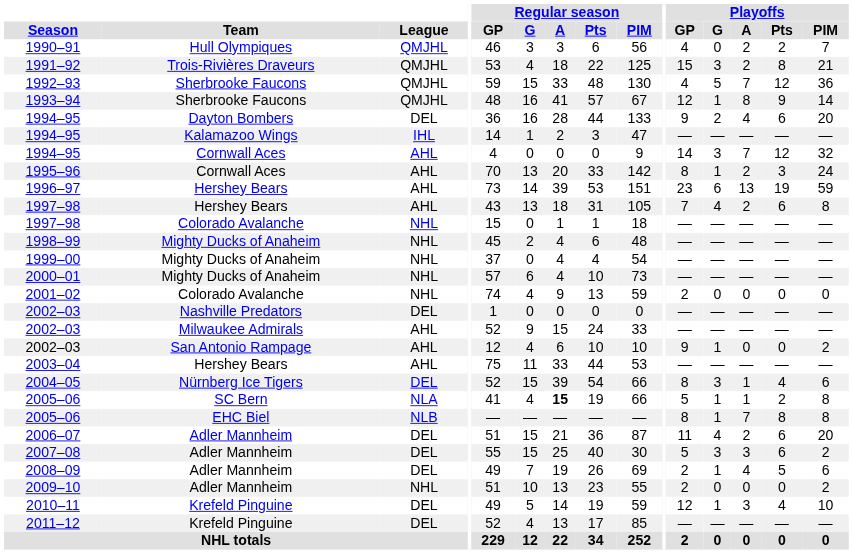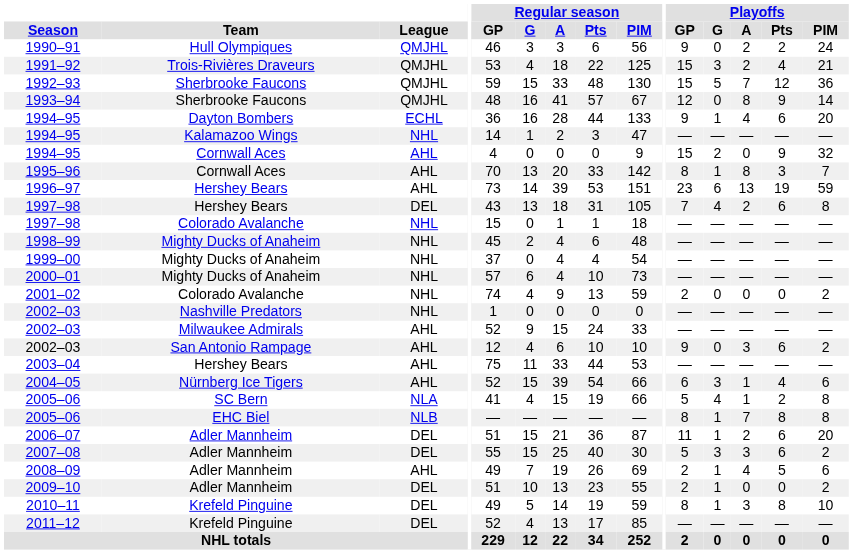(685, 48) 4 -> (685, 48) 9
(826, 48) 7 -> (826, 48) 24
(782, 65) 8 -> (782, 65) 4
(685, 83) 4 -> (685, 83) 15
(718, 100) 1 -> (718, 100) 0
(424, 118) DEL -> (424, 118) ECHL
(718, 118) 2 -> (718, 118) 1
(424, 136) IHL -> (424, 136) NHL
(685, 153) 14 -> (685, 153) 15
(718, 153) 3 -> (718, 153) 2
(746, 153) 7 -> (746, 153) 0
(782, 153) 12 -> (782, 153) 9
(746, 171) 2 -> (746, 171) 8
(826, 171) 24 -> (826, 171) 7
(424, 206) AHL -> (424, 206) DEL
(826, 294) 0 -> (826, 294) 2
(424, 312) DEL -> (424, 312) NHL
(718, 347) 1 -> (718, 347) 0
(746, 347) 0 -> (746, 347) 3
(782, 347) 0 -> (782, 347) 6
(424, 382) DEL -> (424, 382) AHL
(685, 382) 8 -> (685, 382) 6
(560, 400) bold -> (560, 400) normal
(718, 400) 1 -> (718, 400) 4
(718, 435) 4 -> (718, 435) 1
(424, 470) DEL -> (424, 470) AHL
(424, 488) NHL -> (424, 488) DEL
(718, 488) 0 -> (718, 488) 1
(685, 505) 12 -> (685, 505) 8
(782, 505) 4 -> (782, 505) 8
